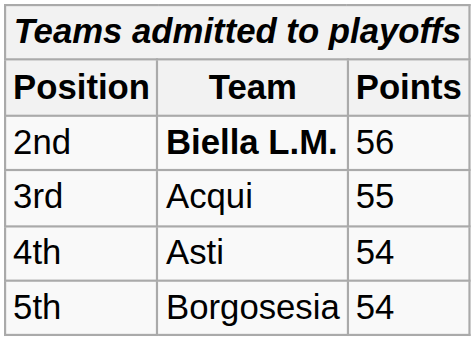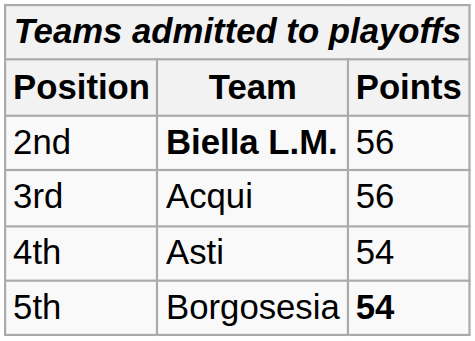(375, 197) 55 -> (375, 197) 56
(375, 307) normal -> (375, 307) bold
